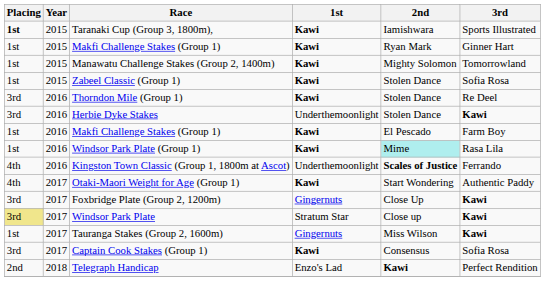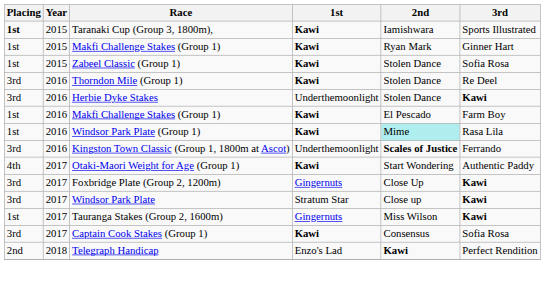- row: (56, 64)
(14, 166) 4th -> (14, 149) 3rd
(14, 217) khaki background -> (14, 200) no background
